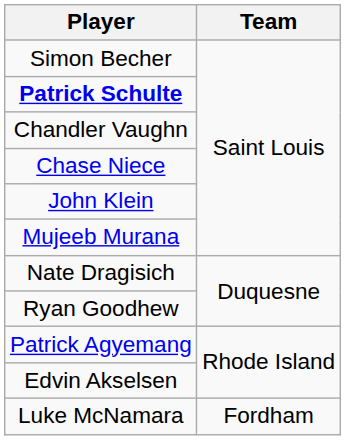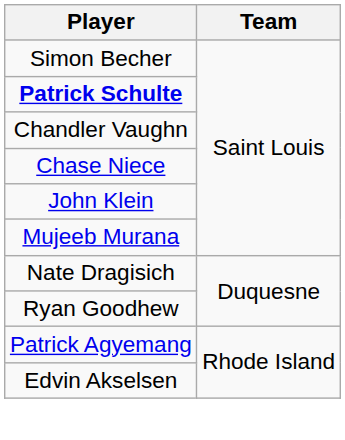- row: (101, 415)
